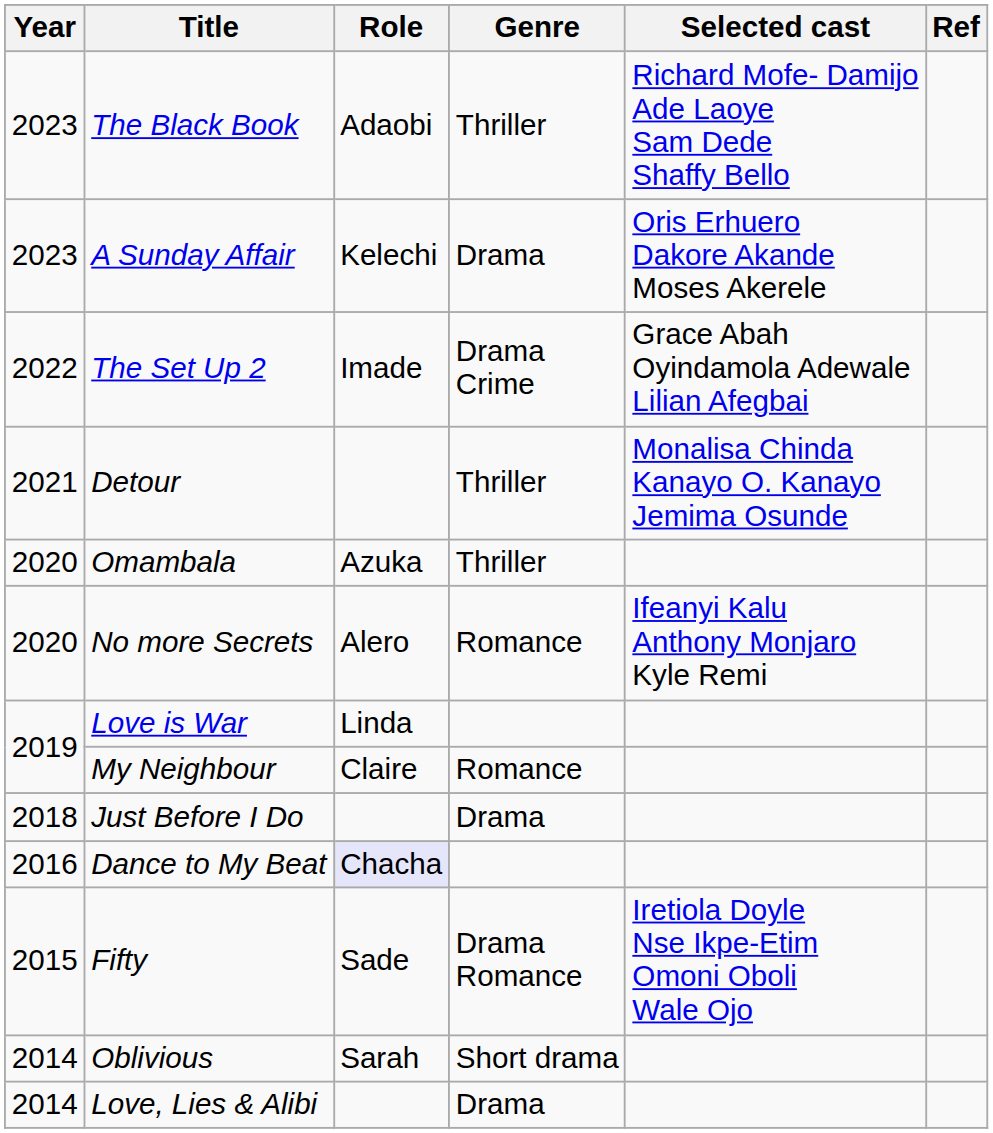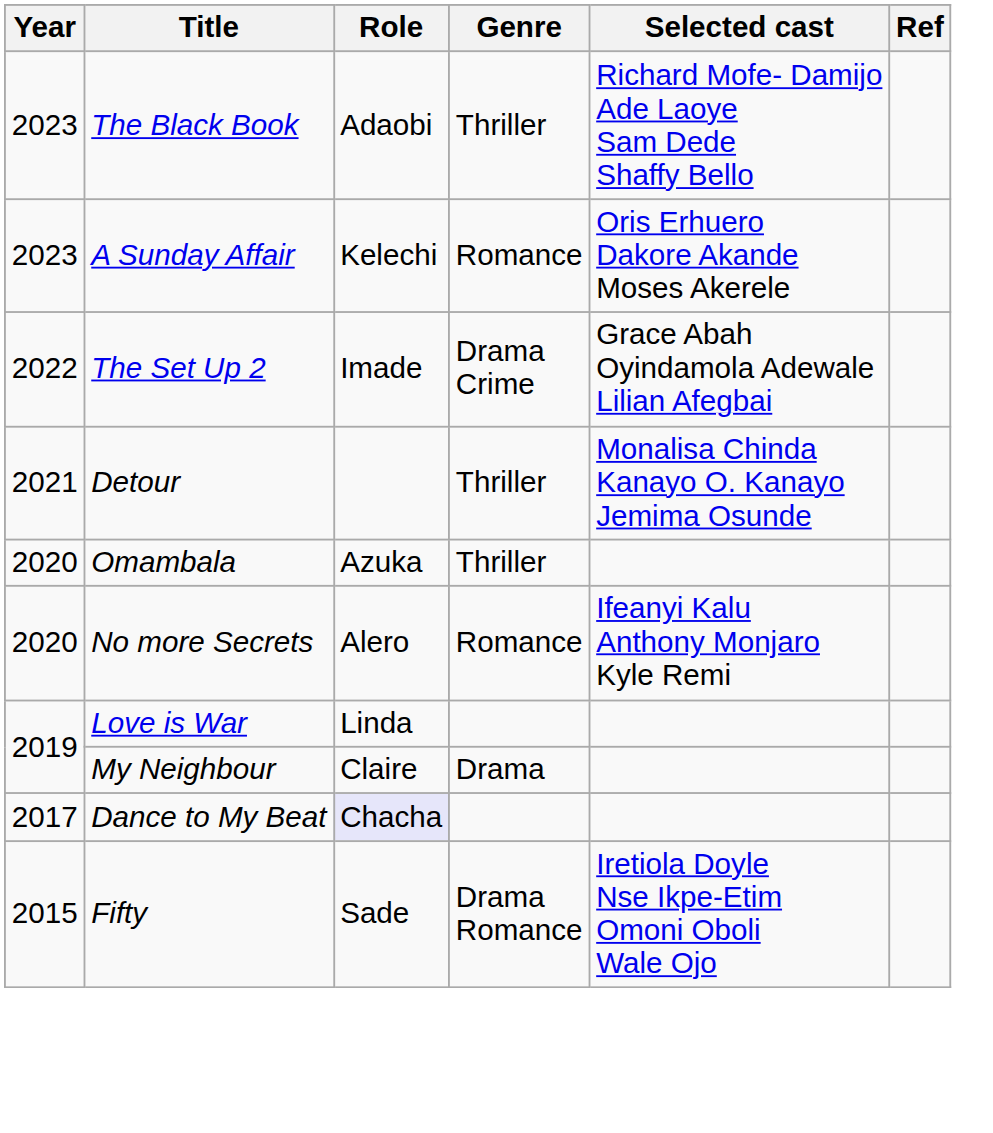(500, 255) Drama -> (519, 255) Romance
(519, 769) Romance -> (500, 769) Drama
- row: (197, 816)
(45, 863) 2016 -> (45, 816) 2017
- row: (152, 1057)
- row: (204, 1104)
